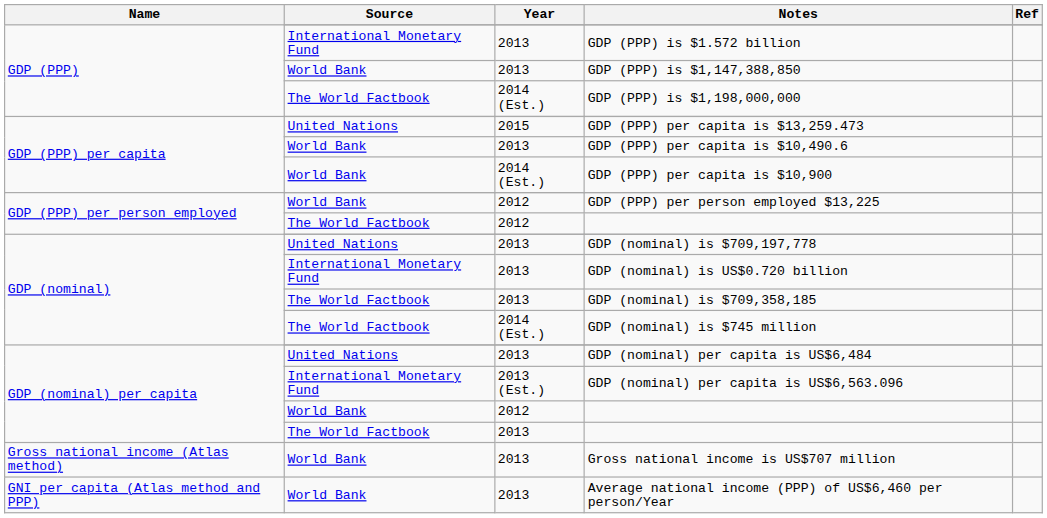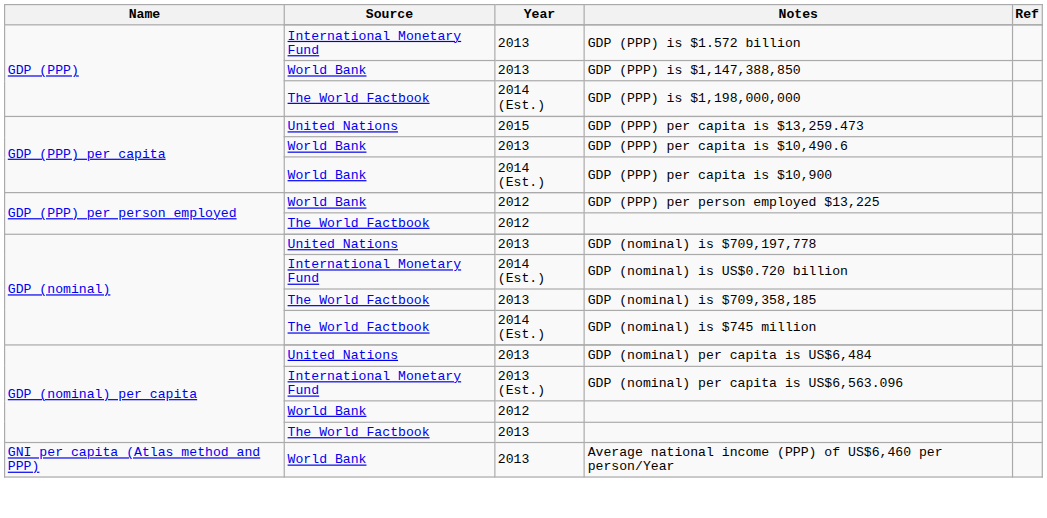(514, 272) 2013 -> (521, 272) 2014 (Est.)
- row: (118, 460)
